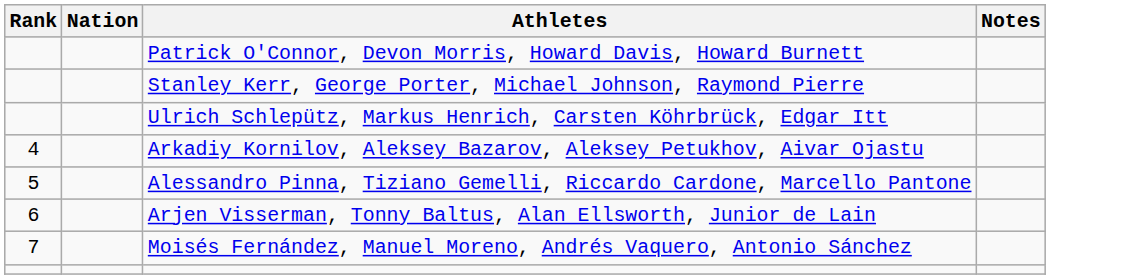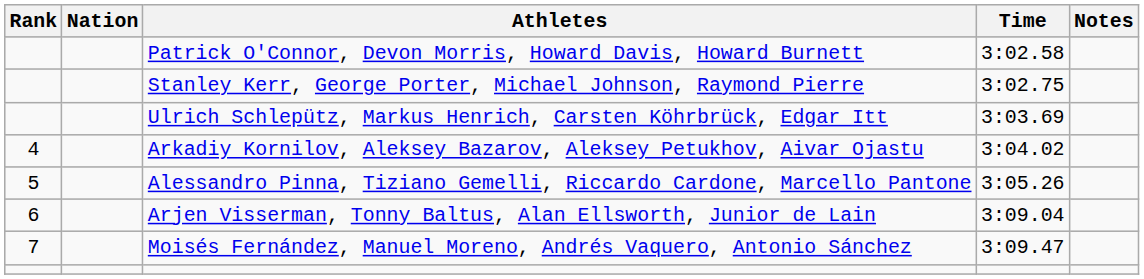+ column: (1023, 21)
